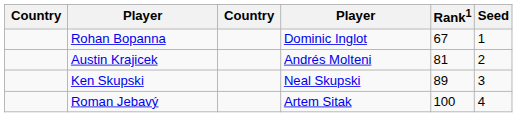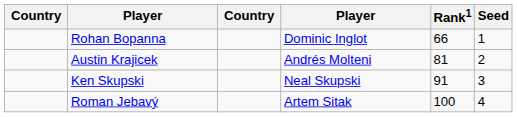(441, 39) 67 -> (441, 39) 66
(441, 80) 89 -> (441, 80) 91
